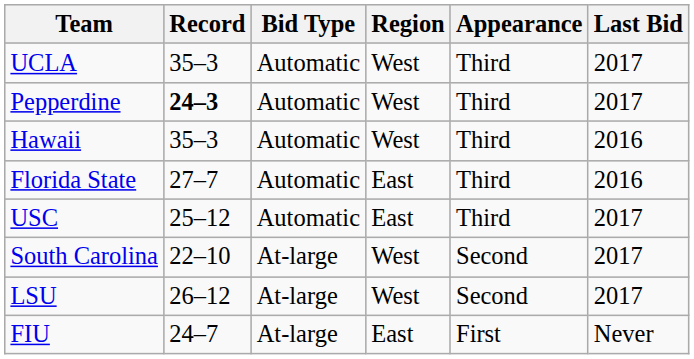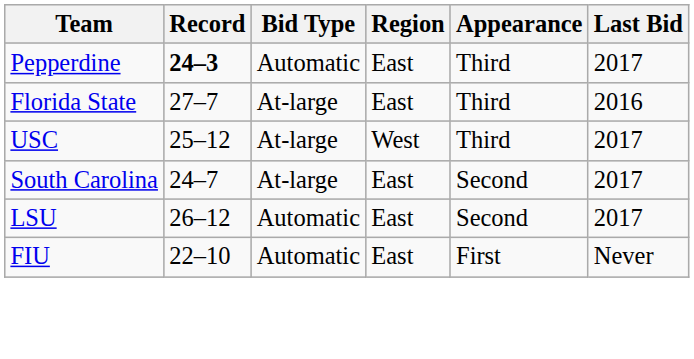- row: (44, 62)
(395, 101) West -> (392, 62) East
- row: (46, 140)
(308, 179) Automatic -> (297, 101) At-large
(308, 218) Automatic -> (297, 140) At-large
(392, 218) East -> (395, 140) West
(200, 256) 22–10 -> (194, 179) 24–7
(395, 256) West -> (392, 179) East
(297, 295) At-large -> (308, 218) Automatic
(395, 295) West -> (392, 218) East
(194, 334) 24–7 -> (200, 256) 22–10
(297, 334) At-large -> (308, 256) Automatic
